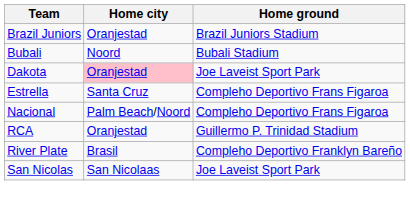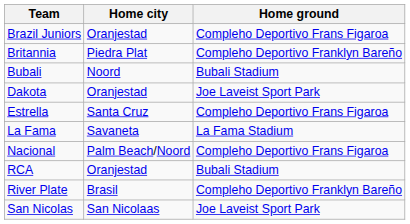(257, 33) Brazil Juniors Stadium -> (292, 33) Compleho Deportivo Frans Figaroa
+ row: (32, 53)
(117, 72) pink background -> (117, 92) no background
+ row: (32, 131)
(277, 131) Guillermo P. Trinidad Stadium -> (237, 170) Bubali Stadium
